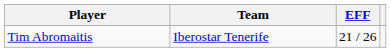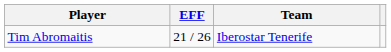columns swapped: (253, 15) <-> (358, 15)
